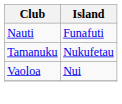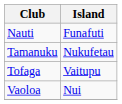+ row: (24, 71)
